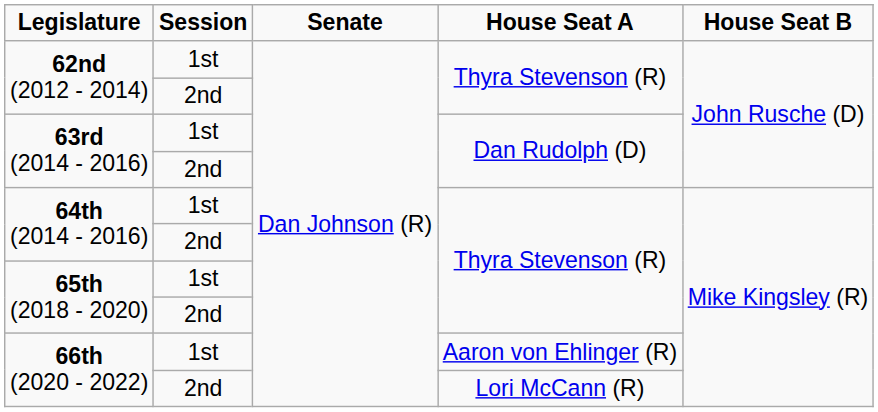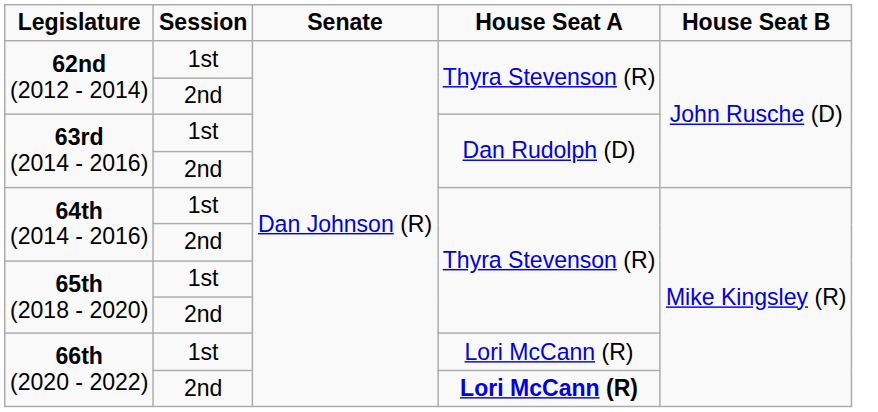(560, 351) Aaron von Ehlinger (R) -> (549, 351) Lori McCann (R)
(560, 388) normal -> (549, 388) bold
